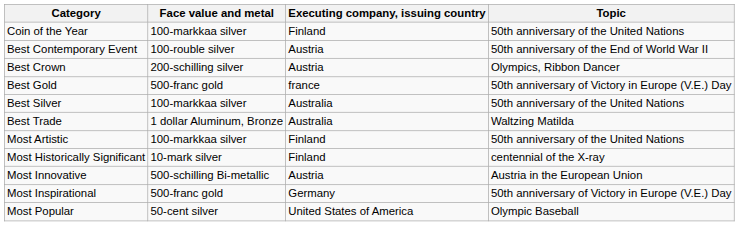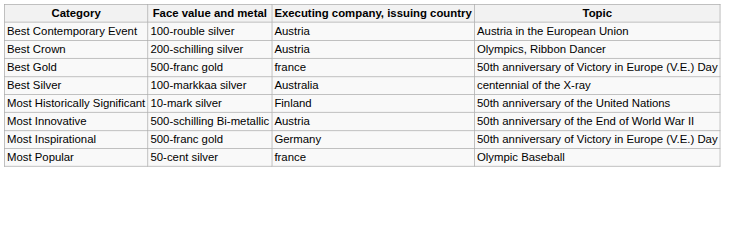- row: (47, 31)
(600, 49) 50th anniversary of the End of World War II -> (553, 31) Austria in the European Union
(588, 103) 50th anniversary of the United Nations -> (534, 85) centennial of the X-ray
- row: (34, 121)
- row: (38, 139)
(548, 157) centennial of the X-ray -> (574, 103) 50th anniversary of the United Nations
(567, 175) Austria in the European Union -> (586, 121) 50th anniversary of the End of World War II
(351, 211) United States of America -> (290, 157) france
